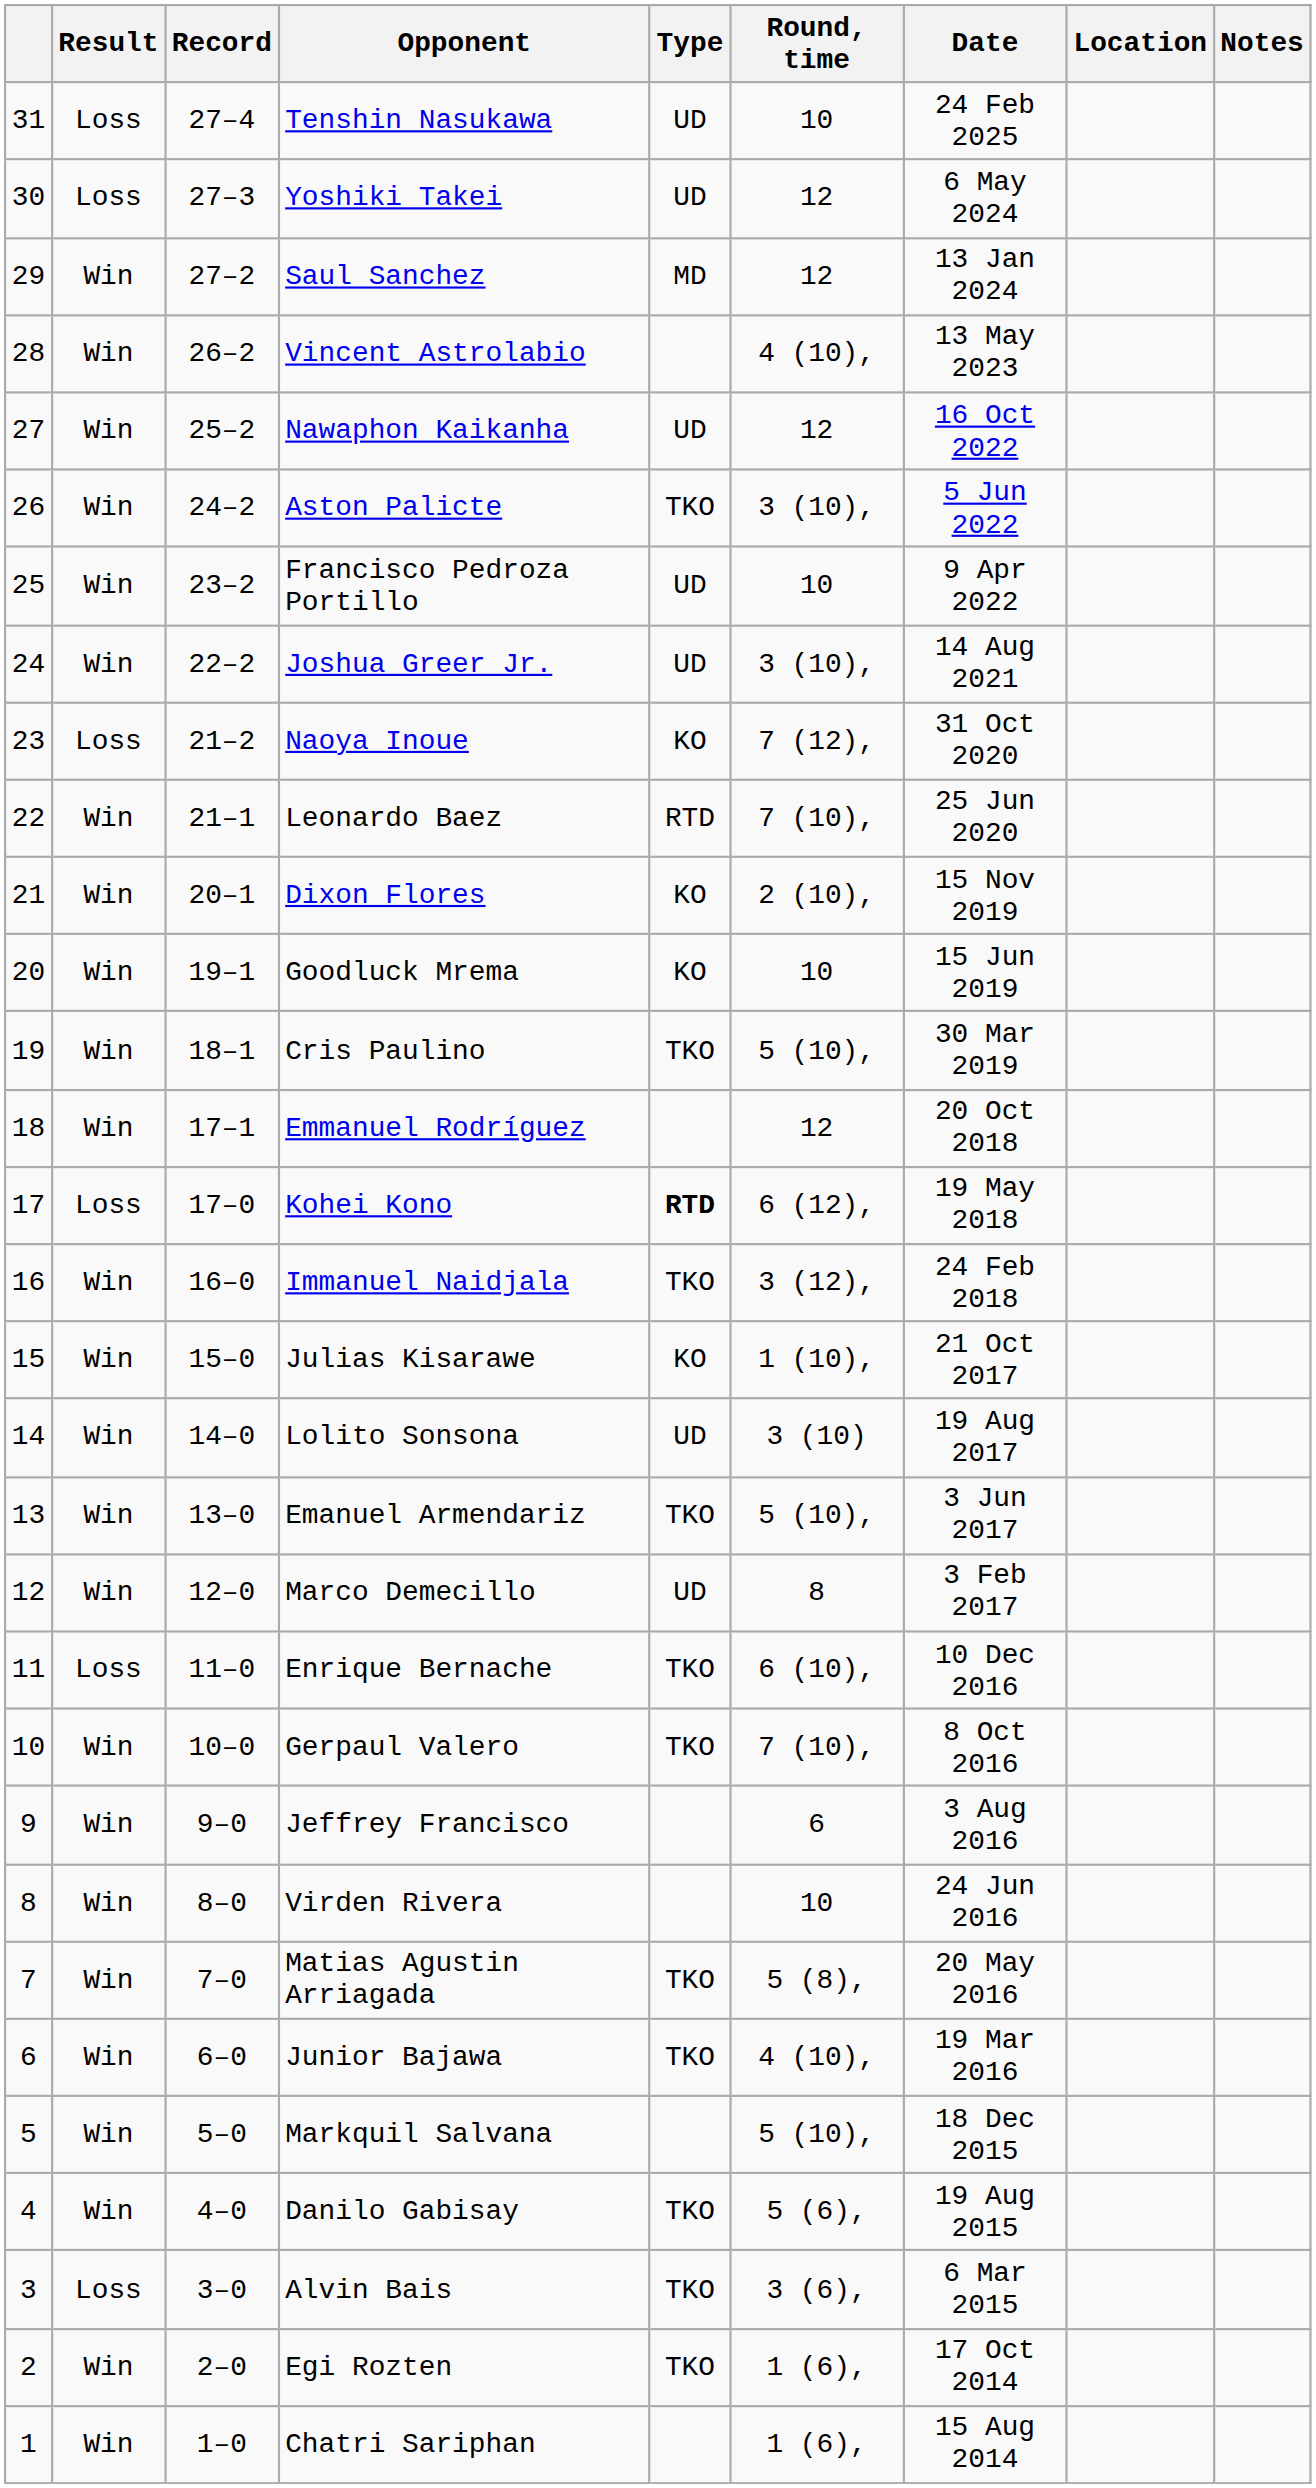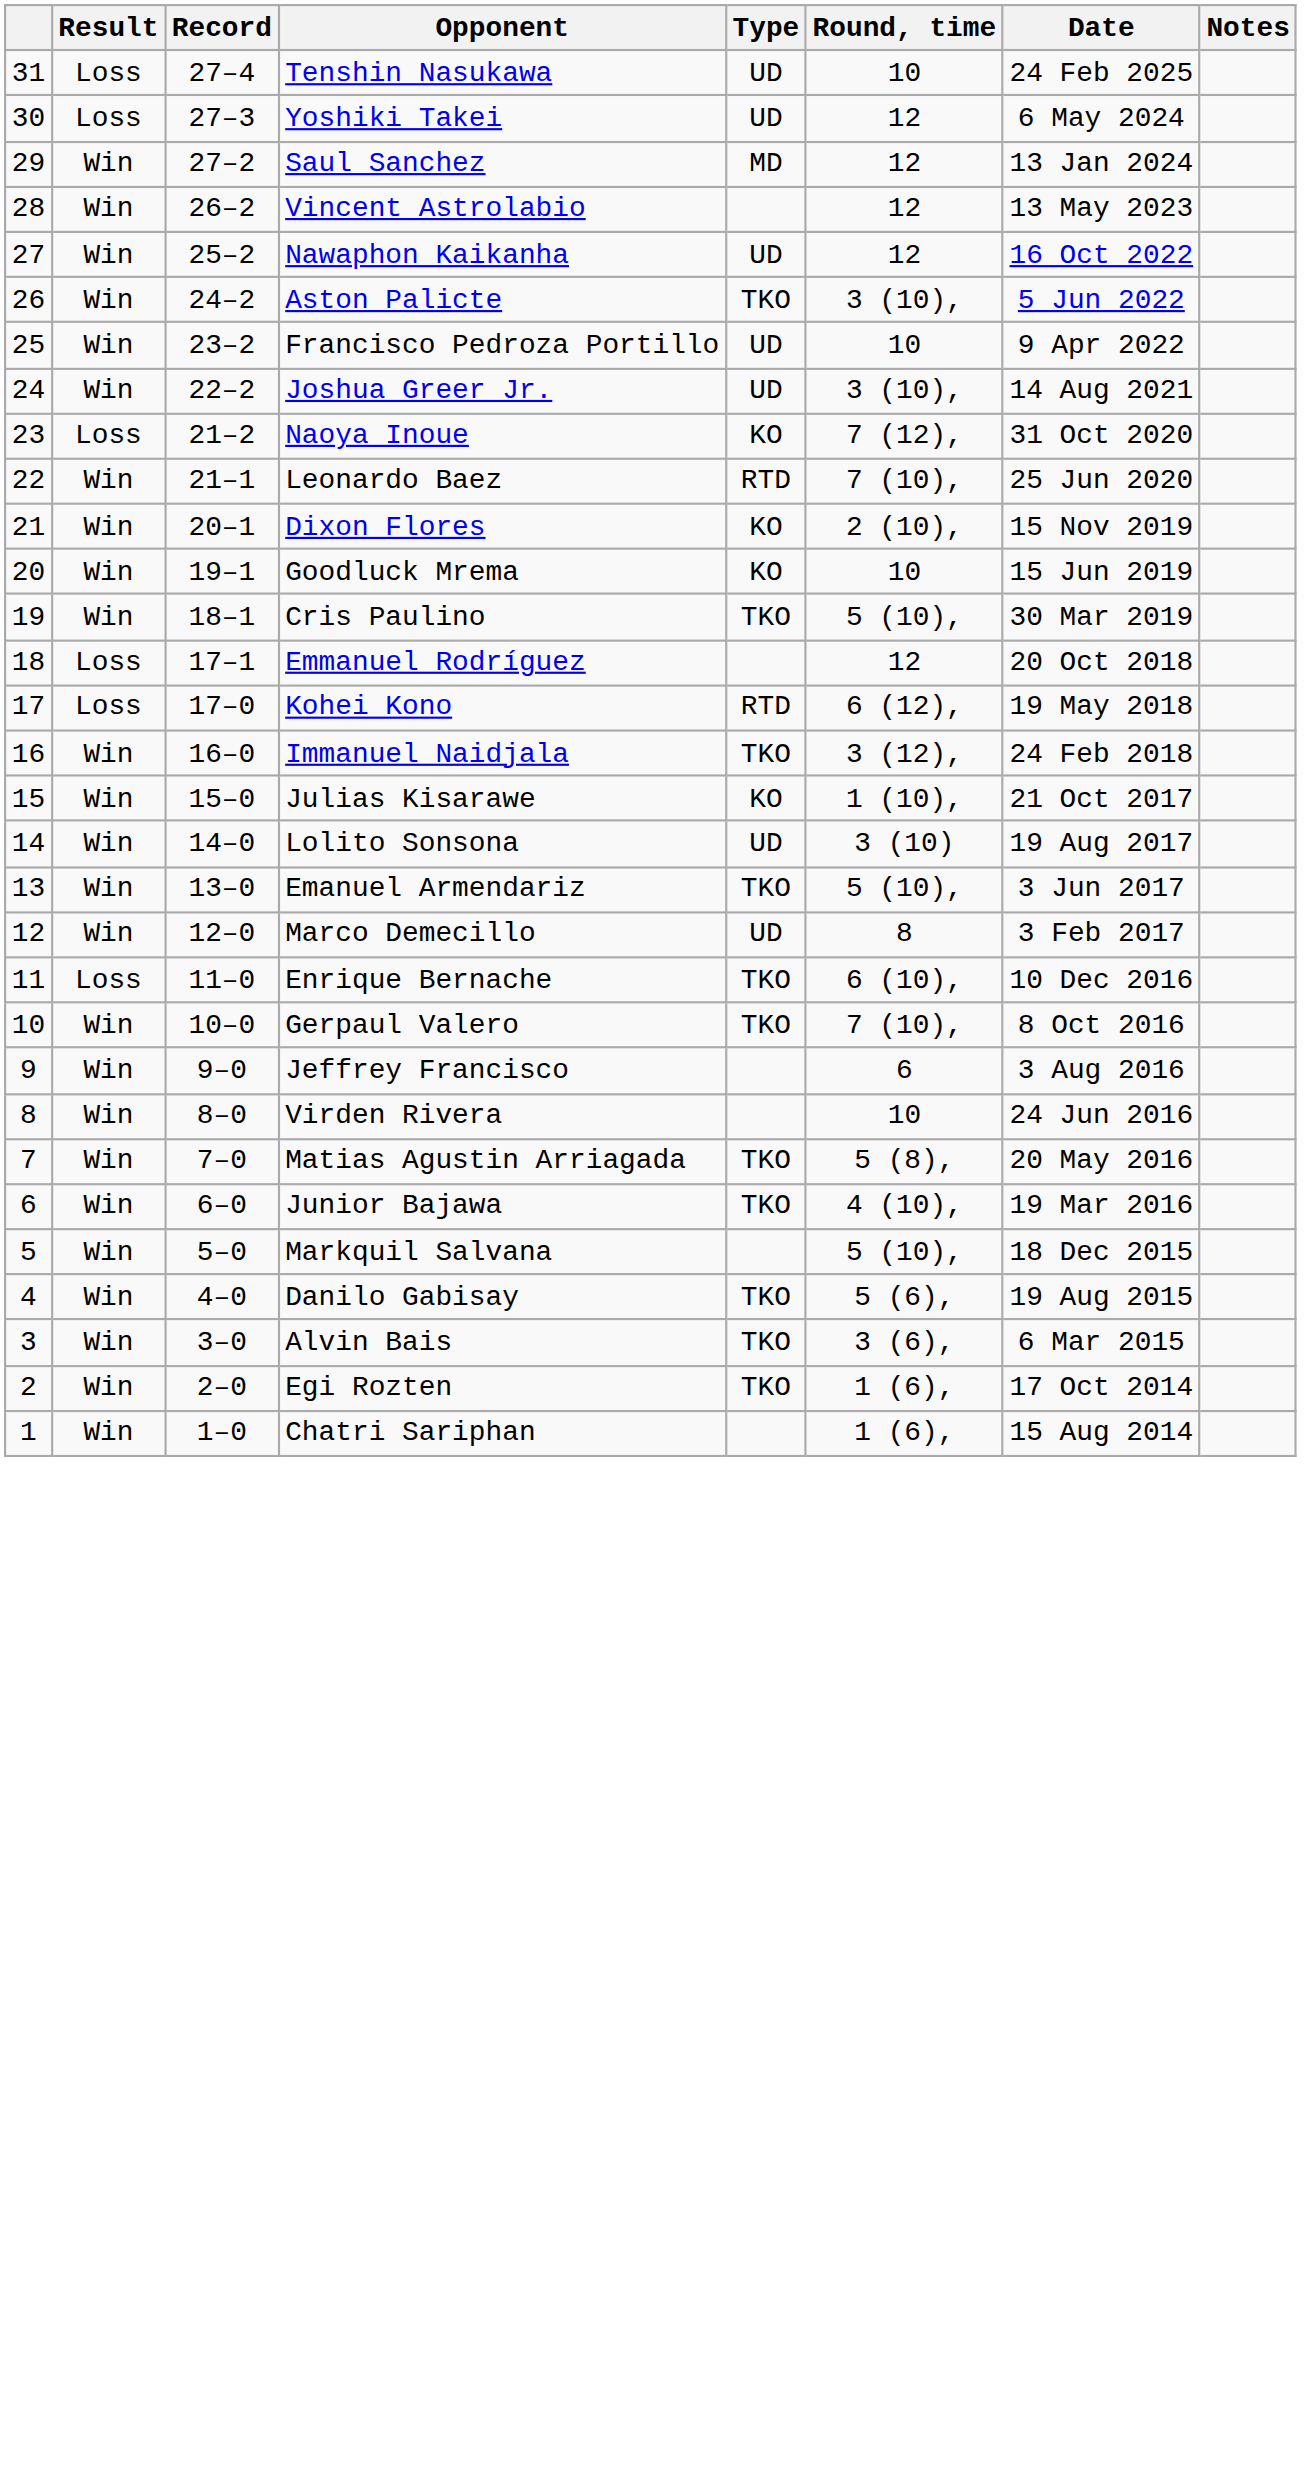- column: (1140, 44)
(817, 354) 4 (10), -> (904, 209) 12
(108, 1128) Win -> (108, 663) Loss
(690, 1205) bold -> (766, 708) normal
(108, 2290) Loss -> (108, 1343) Win
